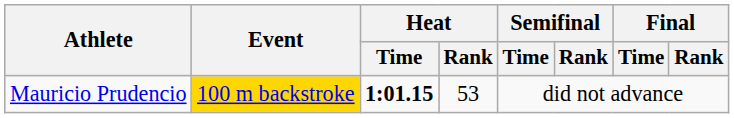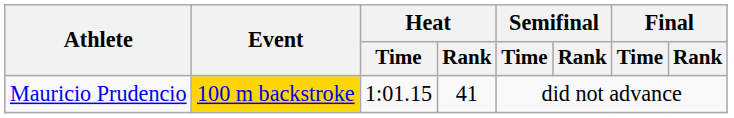(399, 94) bold -> (399, 94) normal
(468, 94) 53 -> (467, 94) 41
